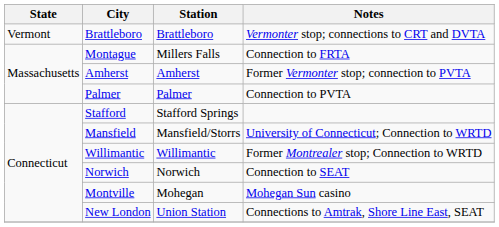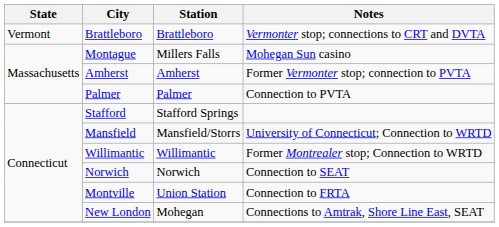(298, 53) Connection to FRTA -> (298, 53) Mohegan Sun casino
(180, 192) Mohegan -> (191, 192) Union Station
(298, 192) Mohegan Sun casino -> (298, 192) Connection to FRTA
(191, 212) Union Station -> (180, 212) Mohegan
